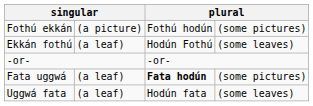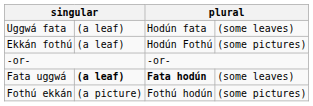rows swapped: (36, 93) <-> (39, 29)
(256, 45) (some leaves) -> (262, 45) (some pictures)
(101, 77) normal -> (101, 77) bold
(262, 77) (some pictures) -> (256, 77) (some leaves)
